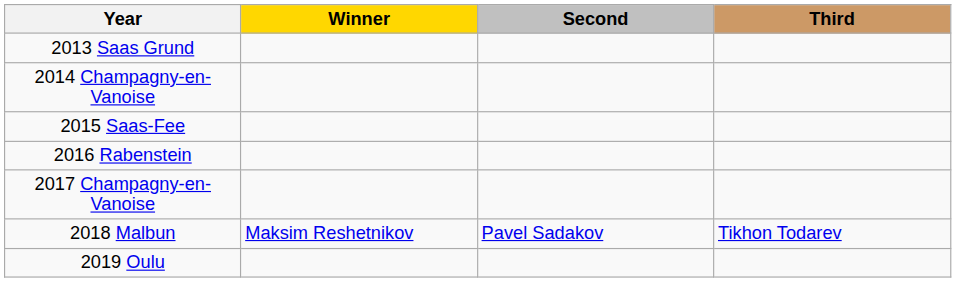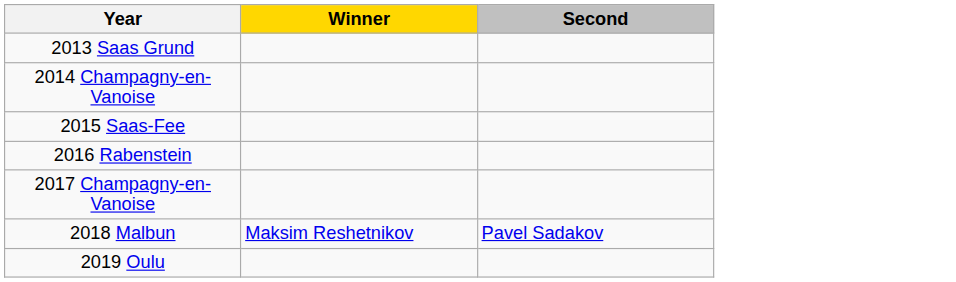- column: (832, 18)
